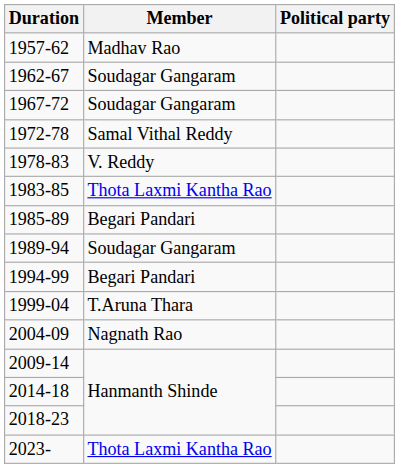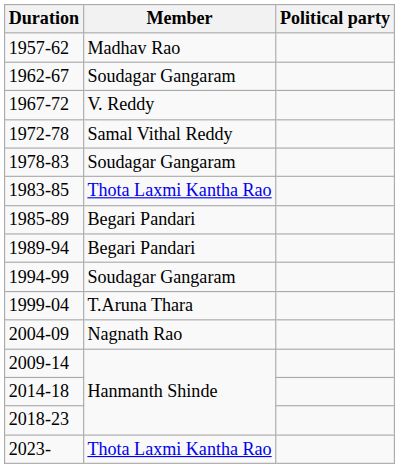(161, 104) Soudagar Gangaram -> (121, 104) V. Reddy
(121, 162) V. Reddy -> (161, 162) Soudagar Gangaram
(161, 248) Soudagar Gangaram -> (141, 248) Begari Pandari
(141, 276) Begari Pandari -> (161, 276) Soudagar Gangaram
